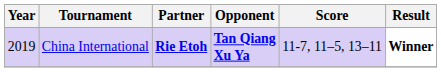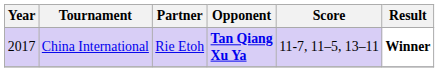(22, 47) 2019 -> (22, 47) 2017
(181, 47) bold -> (180, 47) normal
